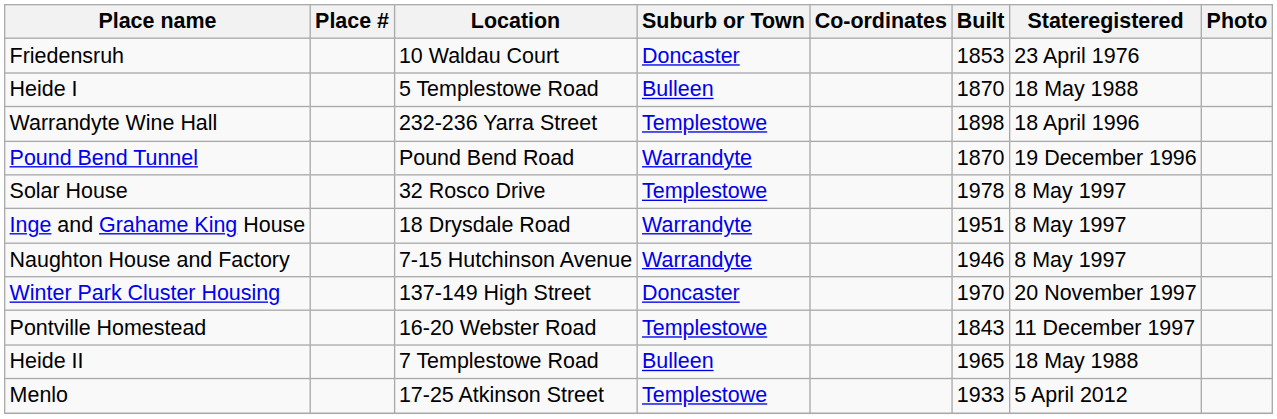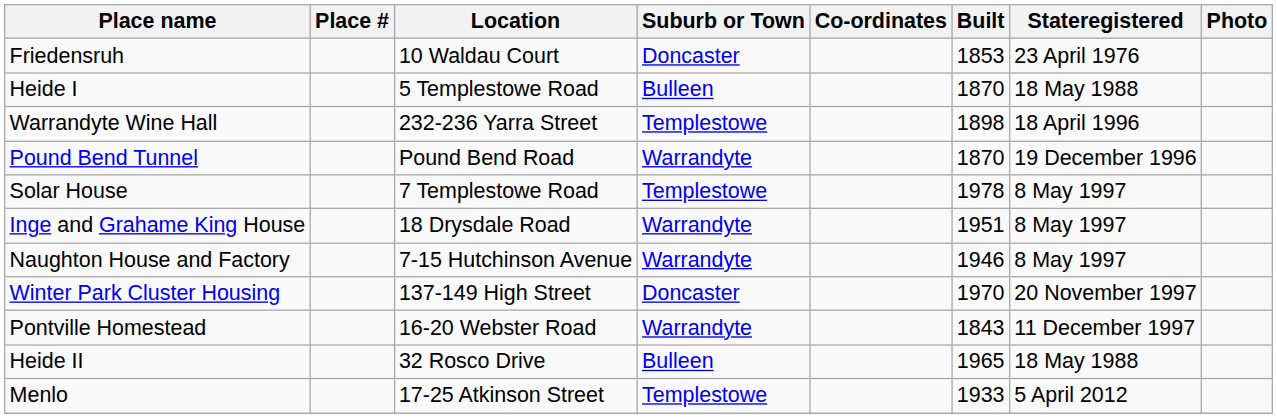(472, 191) 32 Rosco Drive -> (499, 191) 7 Templestowe Road
(705, 327) Templestowe -> (697, 327) Warrandyte
(499, 361) 7 Templestowe Road -> (472, 361) 32 Rosco Drive
